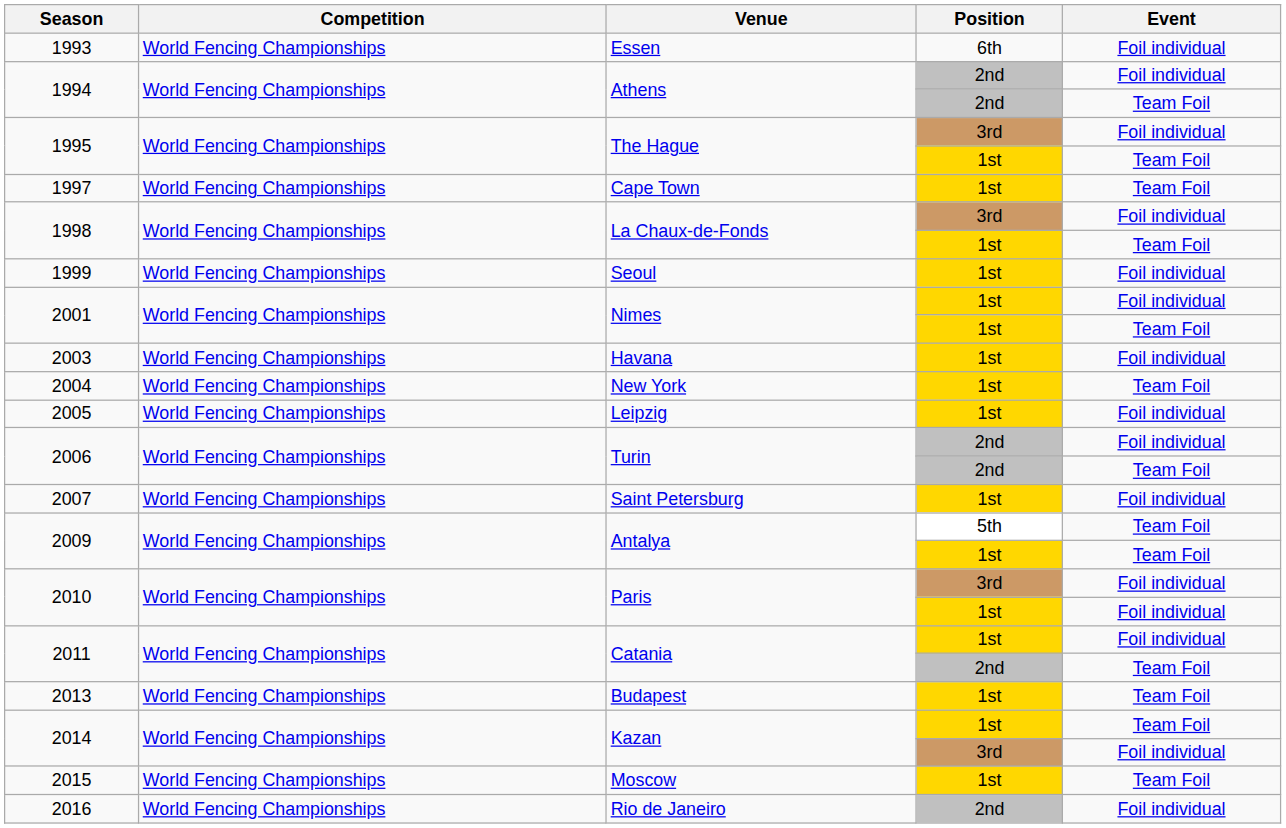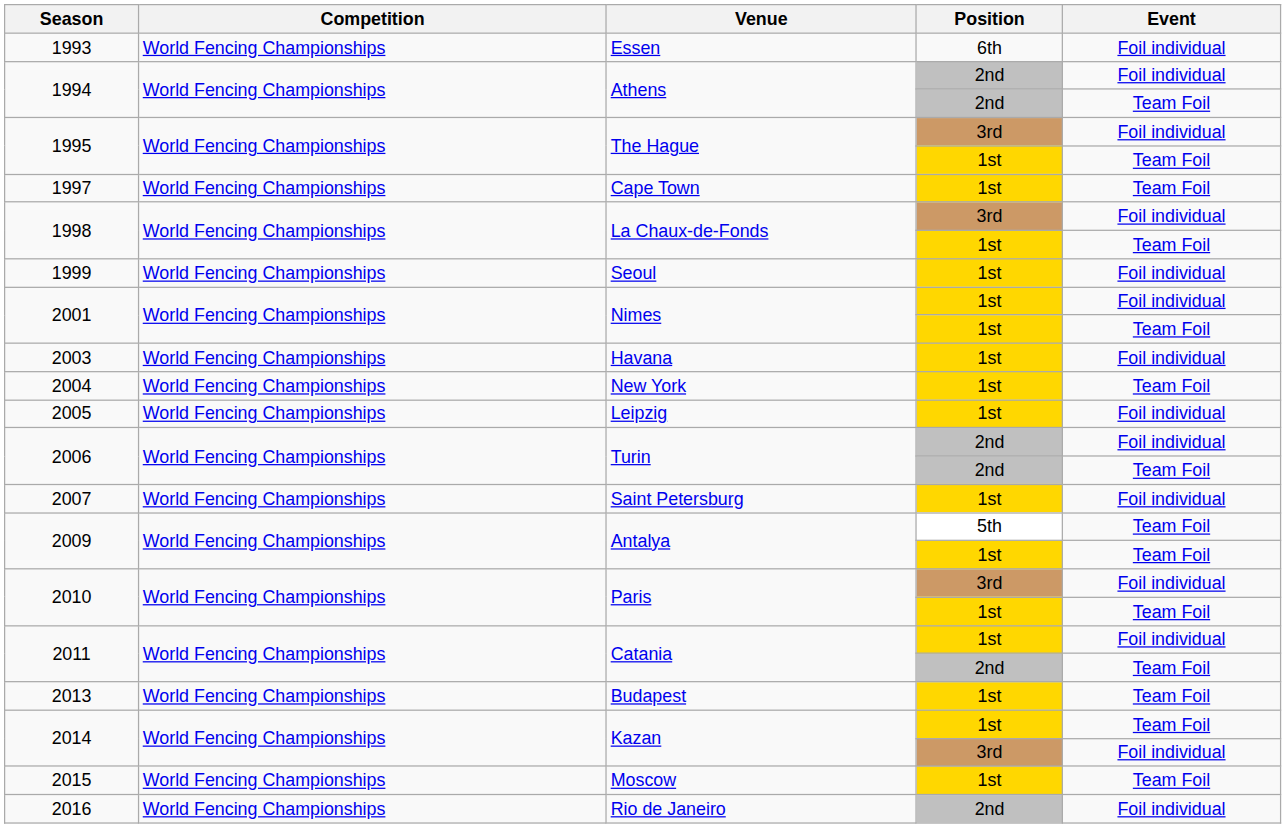(1171, 612) Foil individual -> (1171, 612) Team Foil
